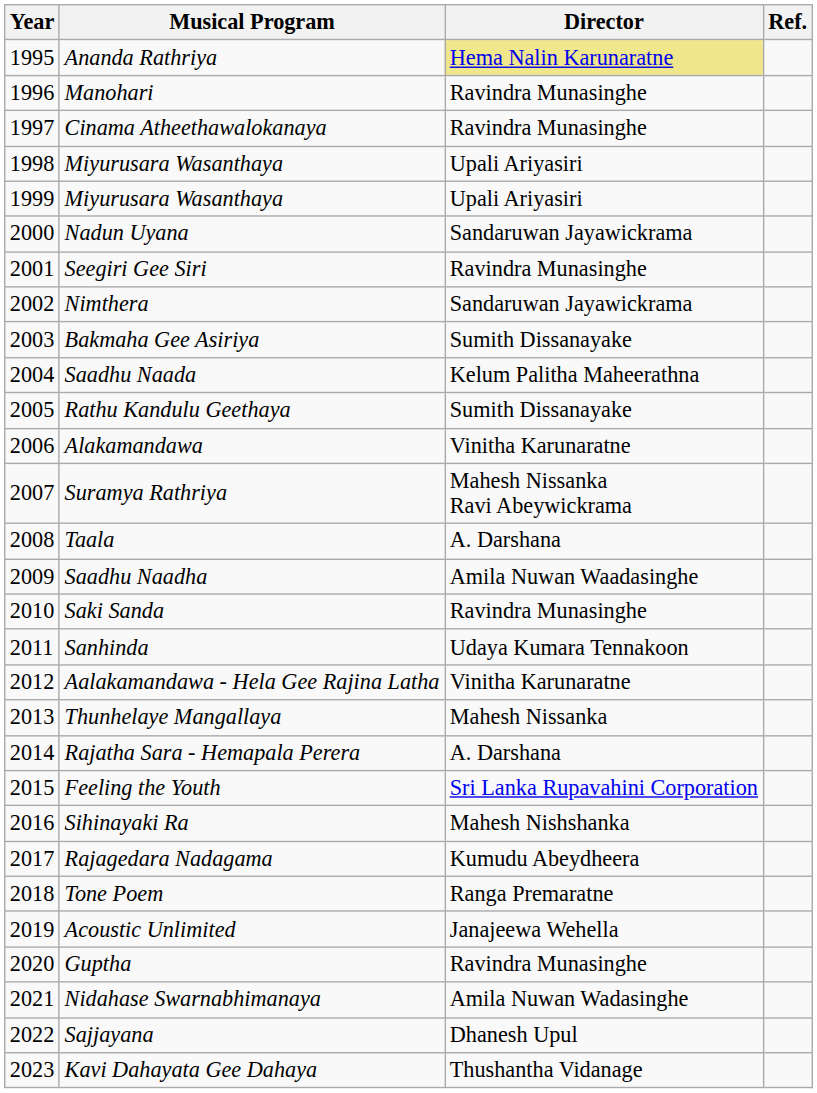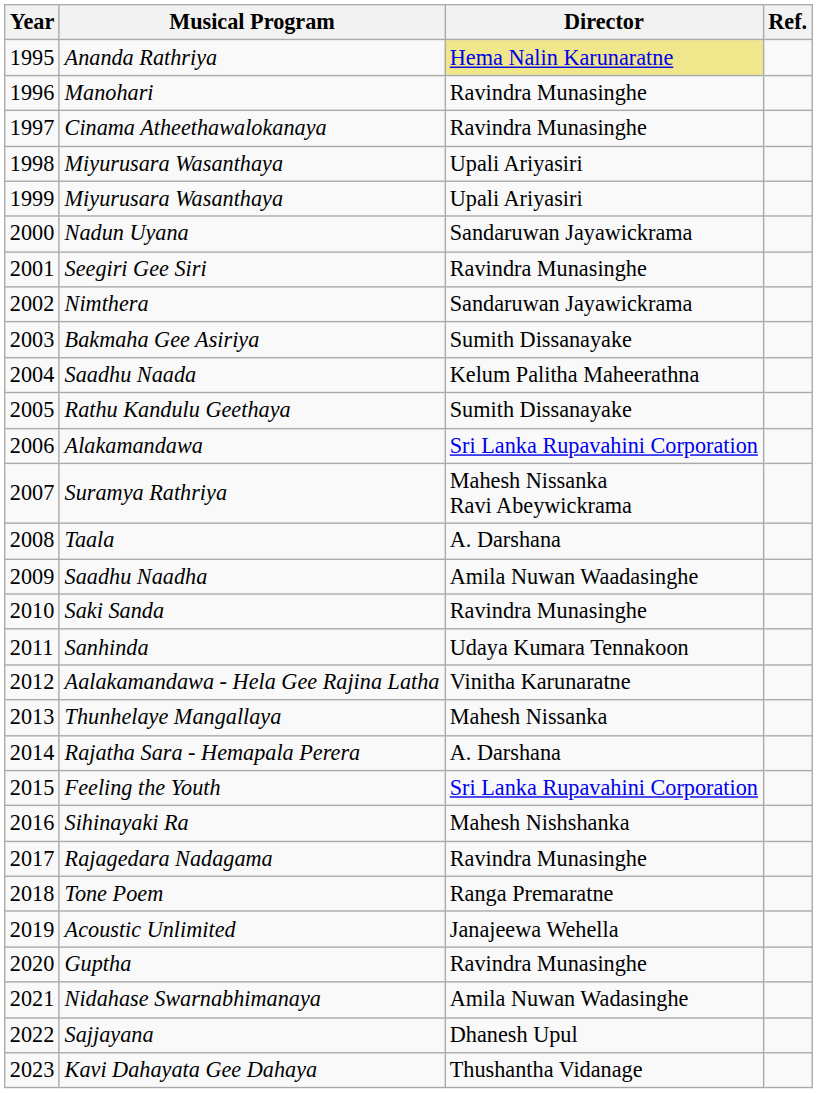(540, 445) Vinitha Karunaratne -> (604, 445) Sri Lanka Rupavahini Corporation
(545, 858) Kumudu Abeydheera -> (548, 858) Ravindra Munasinghe
